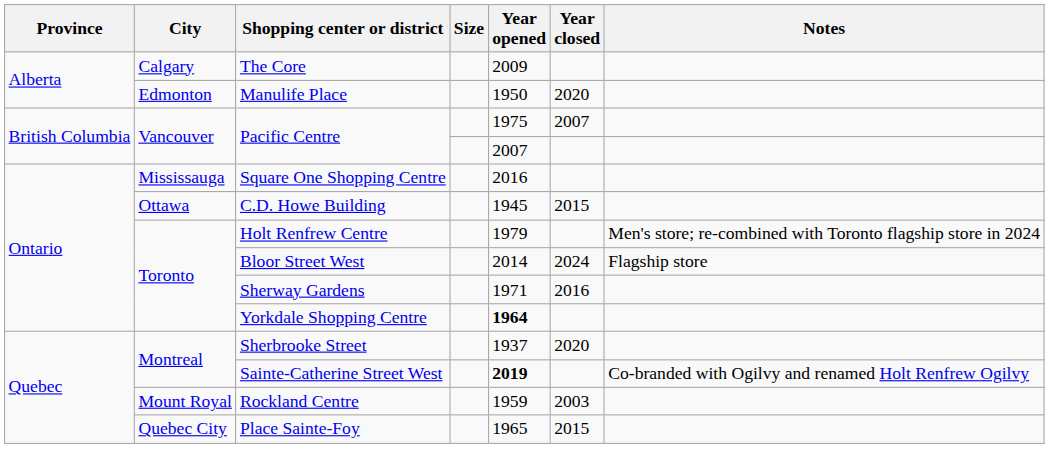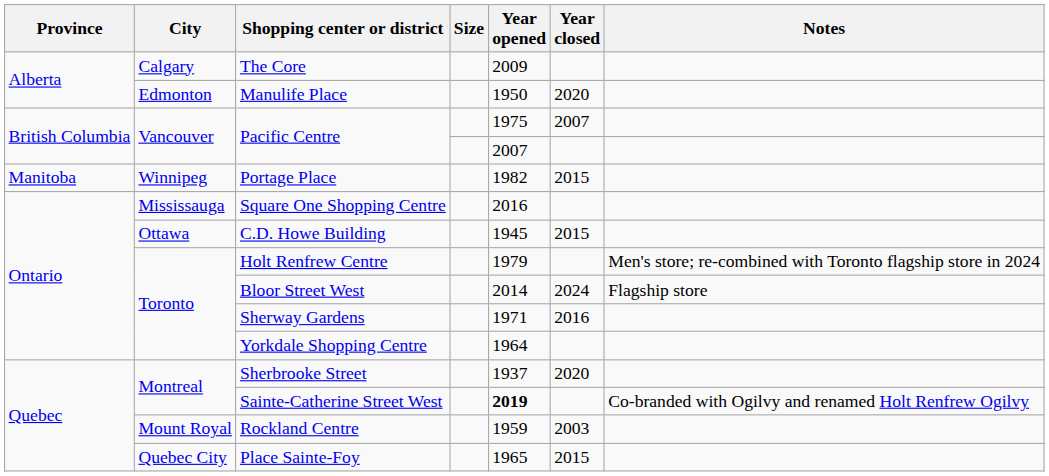+ row: (173, 177)
(510, 317) bold -> (510, 345) normal
